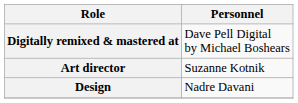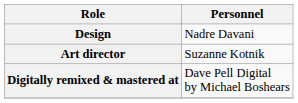rows swapped: (93, 41) <-> (93, 87)
